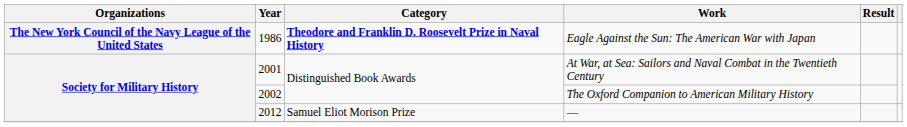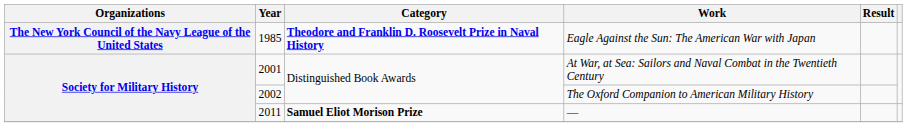(270, 38) 1986 -> (270, 38) 1985
(270, 112) 2012 -> (270, 112) 2011
(351, 112) normal -> (355, 112) bold
